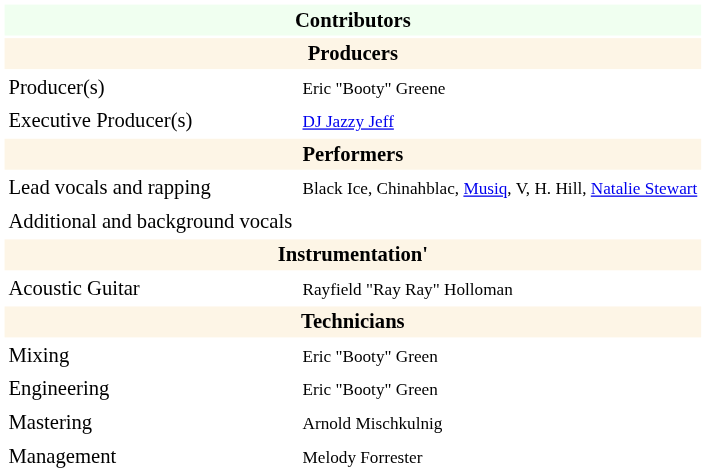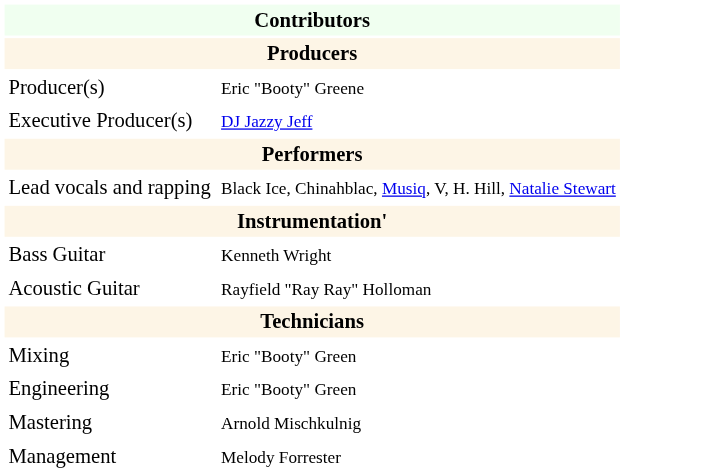- row: (150, 221)
+ row: (57, 254)
